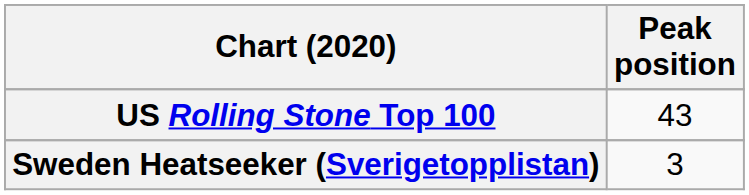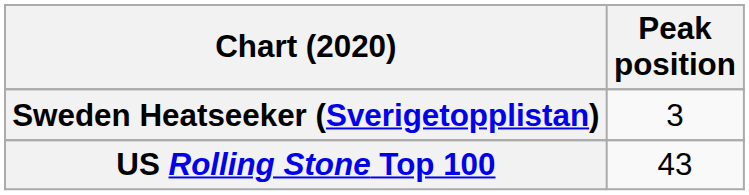rows swapped: (306, 164) <-> (306, 114)
